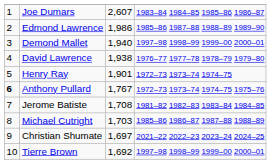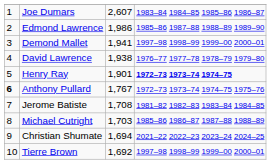(120, 43) 1,940 -> (120, 43) 1,941
(184, 74) normal -> (184, 74) bold
(120, 136) 1,697 -> (120, 136) 1,694
